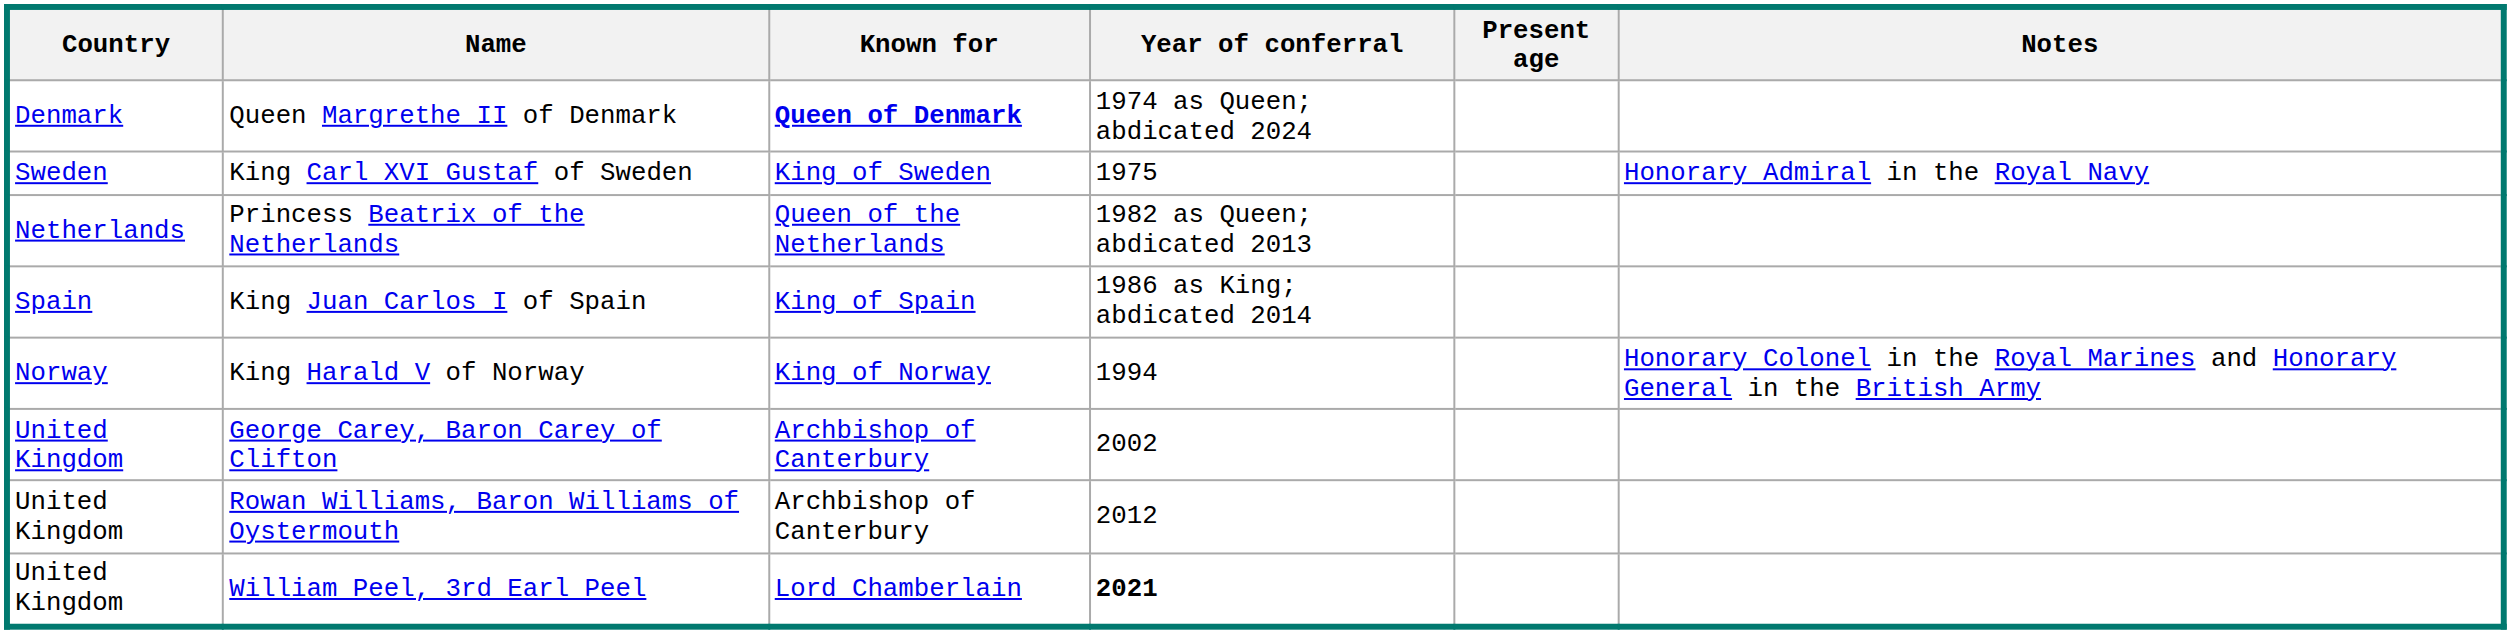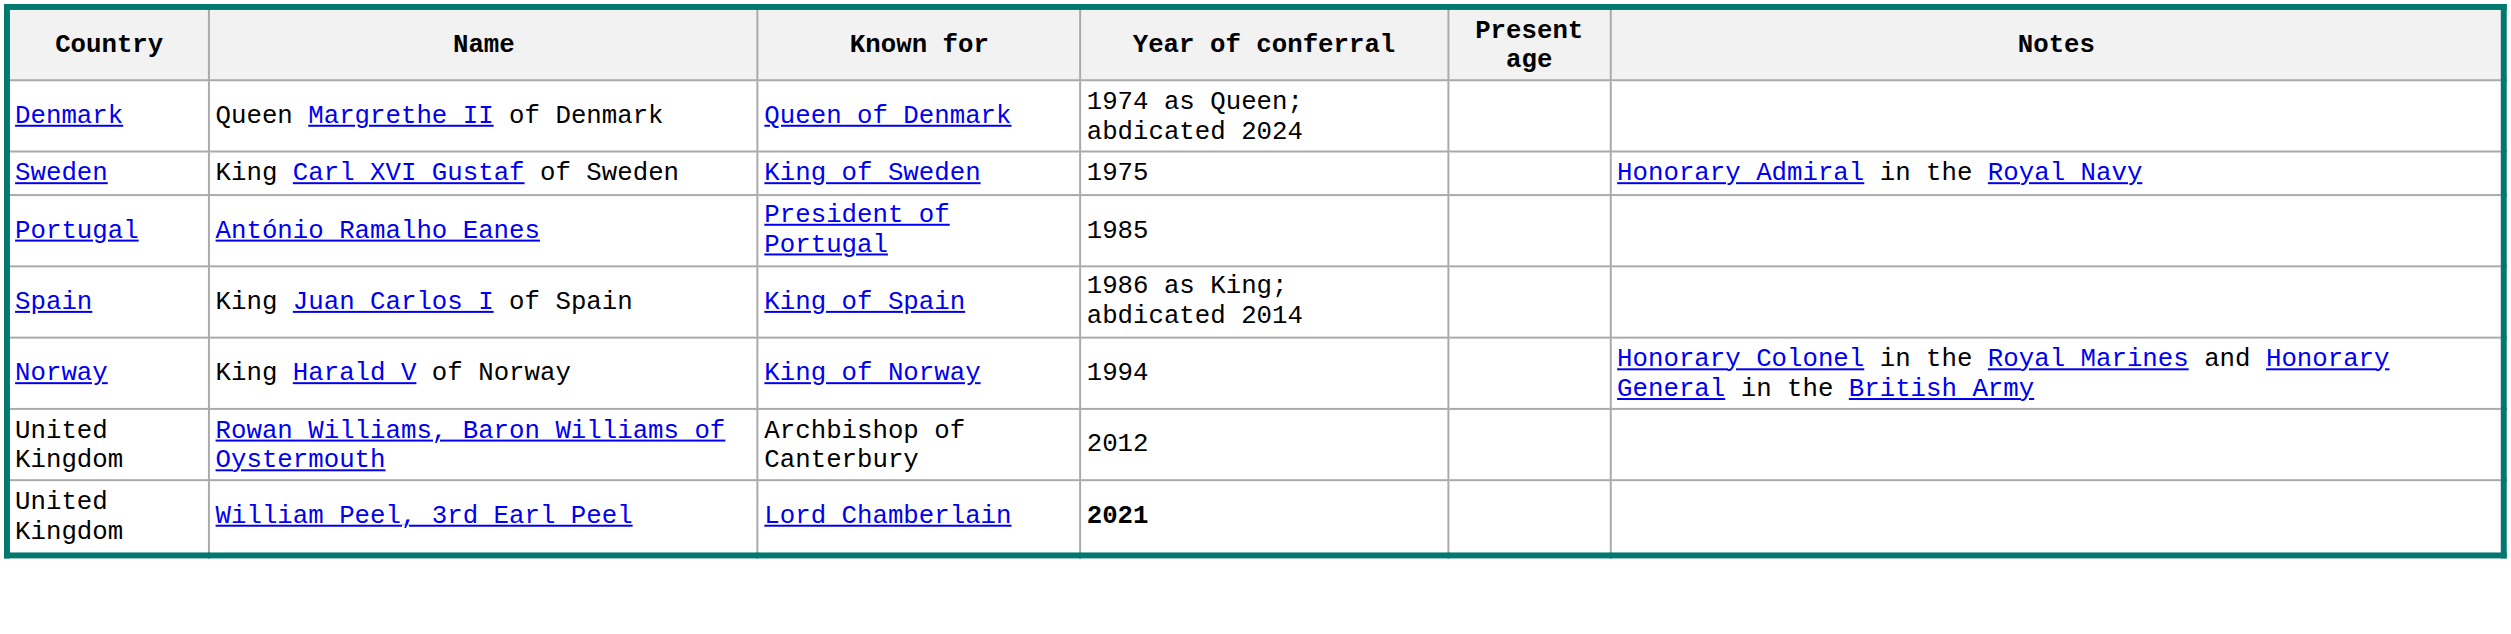(898, 116) bold -> (888, 116) normal
- row: (407, 230)
+ row: (378, 230)
- row: (446, 445)
